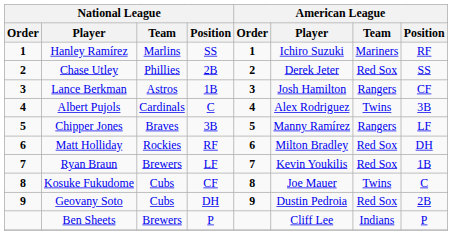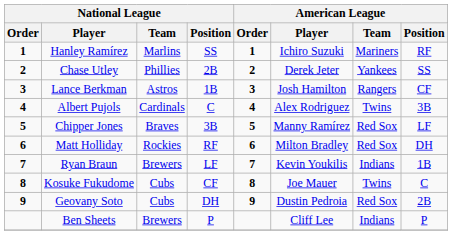(377, 70) Red Sox -> (377, 70) Yankees
(377, 126) Rangers -> (377, 126) Red Sox
(377, 164) Red Sox -> (377, 164) Indians
